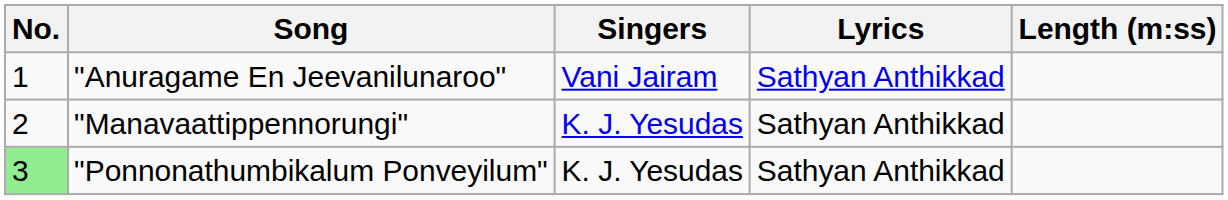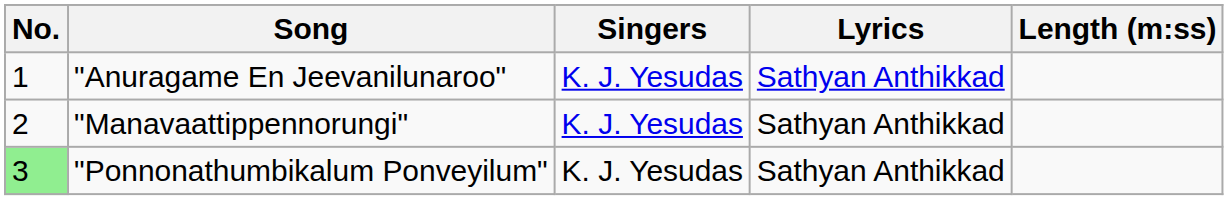(639, 76) Vani Jairam -> (652, 76) K. J. Yesudas
